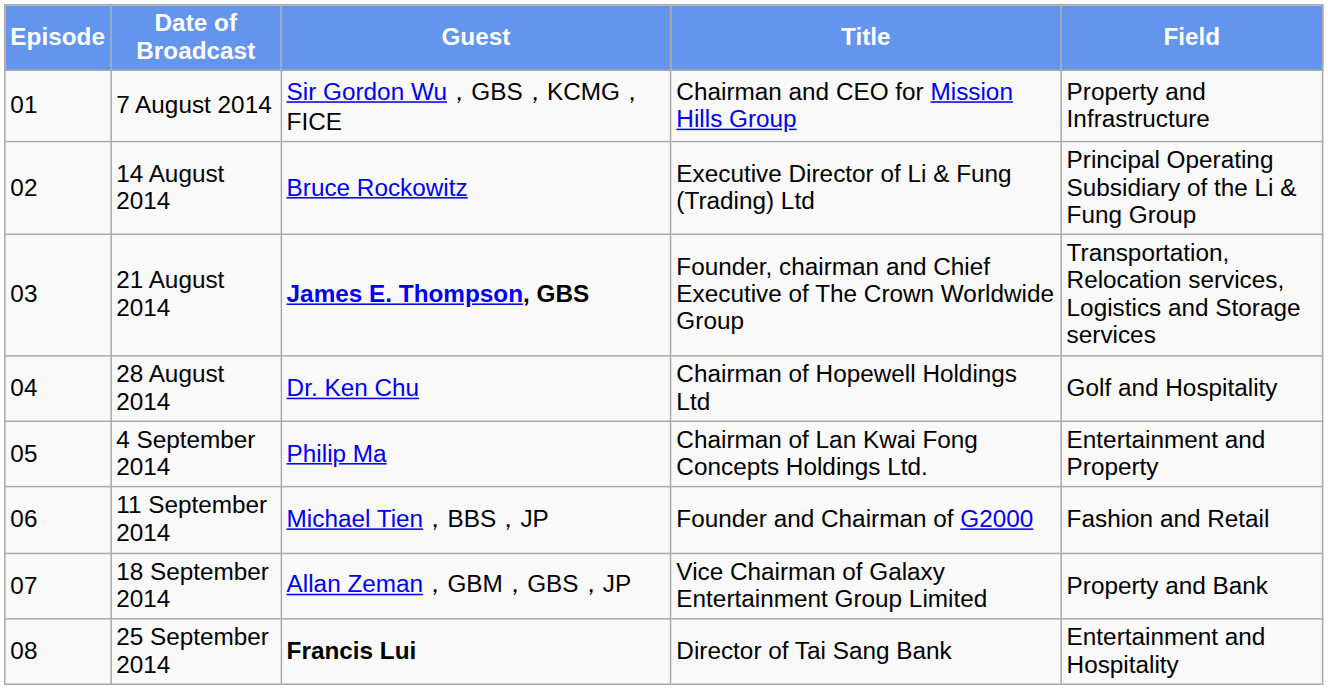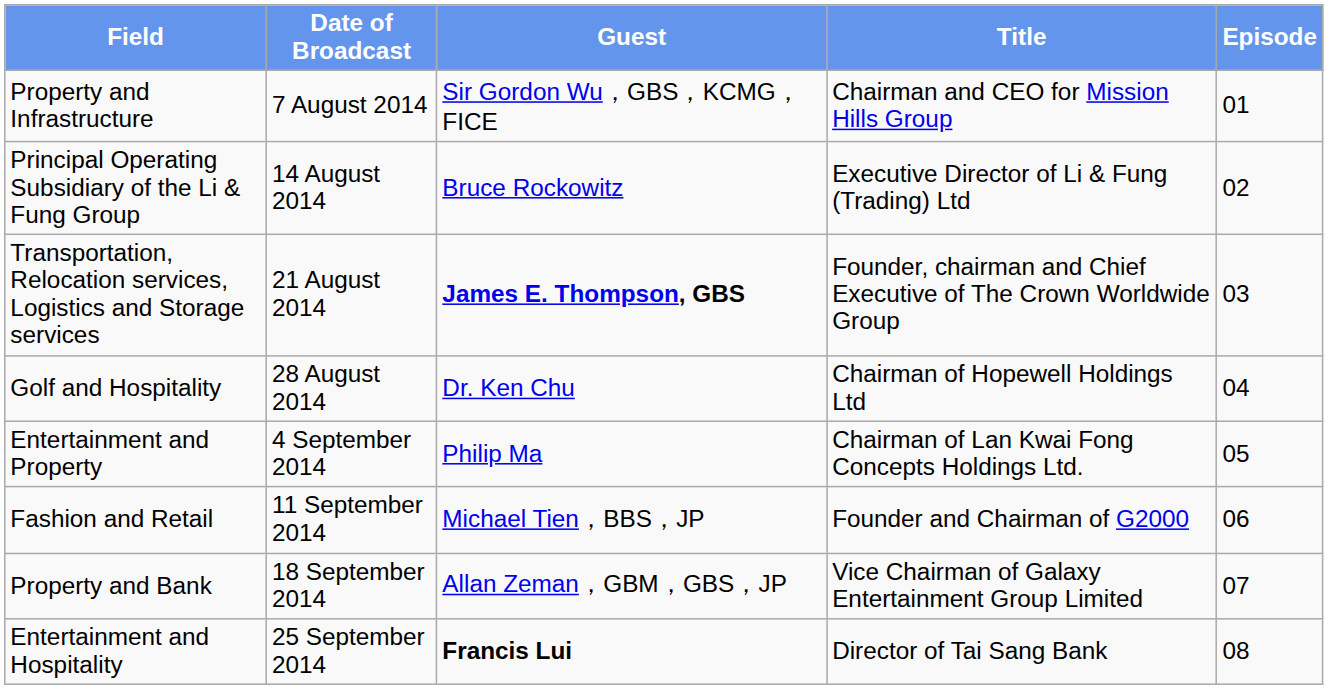columns swapped: (58, 37) <-> (1192, 37)
